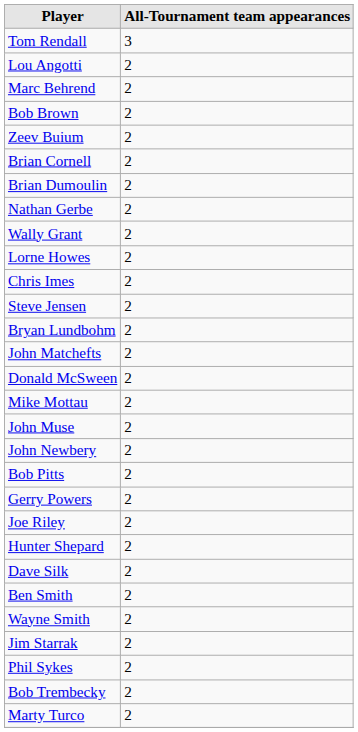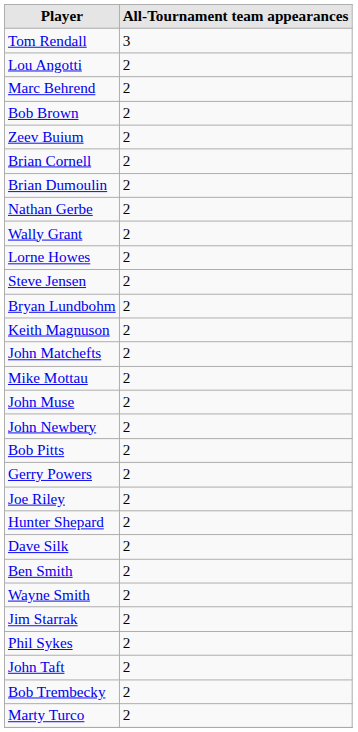- row: (41, 281)
+ row: (59, 329)
- row: (63, 378)
+ row: (36, 667)
